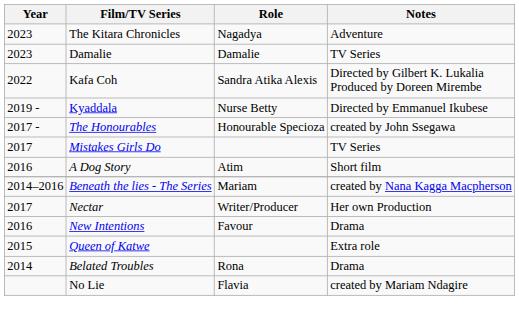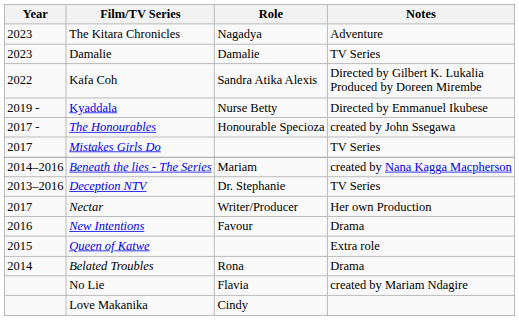- row: (100, 166)
+ row: (108, 186)
+ row: (109, 305)
